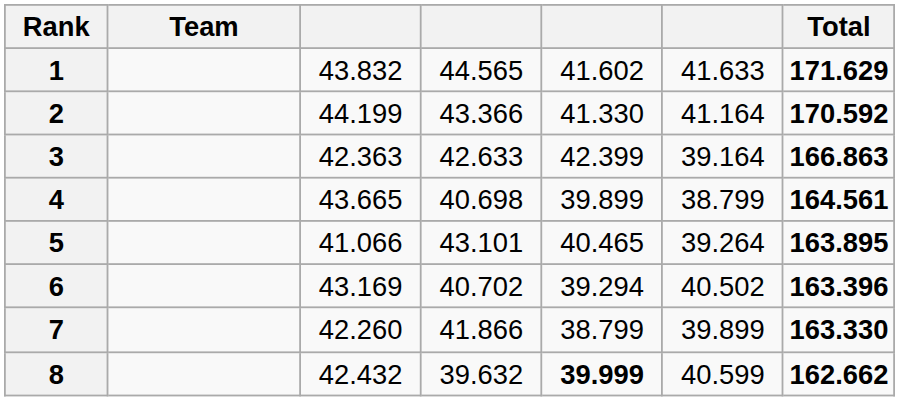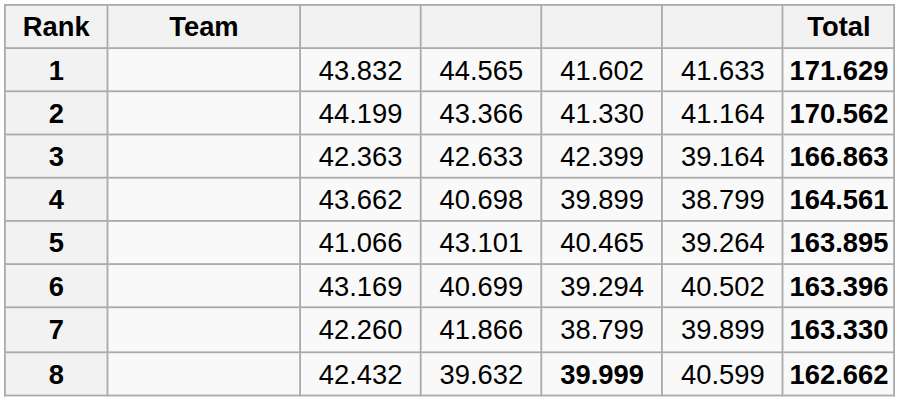(839, 113) 170.592 -> (839, 113) 170.562
(361, 200) 43.665 -> (361, 200) 43.662
(481, 287) 40.702 -> (481, 287) 40.699
